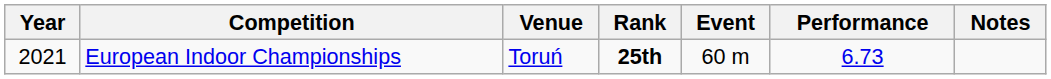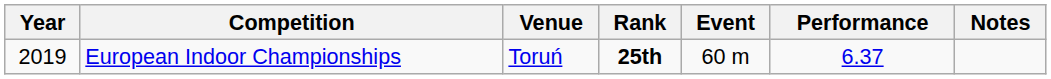(42, 56) 2021 -> (42, 56) 2019
(863, 56) 6.73 -> (863, 56) 6.37
